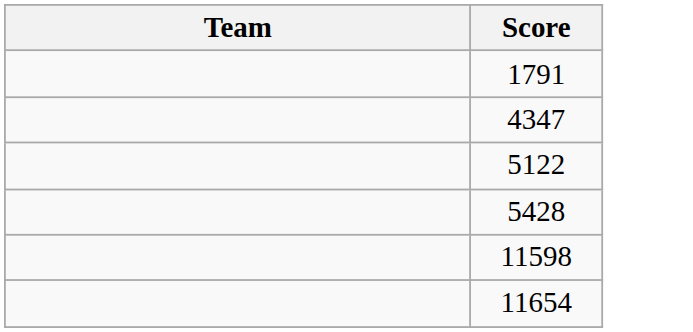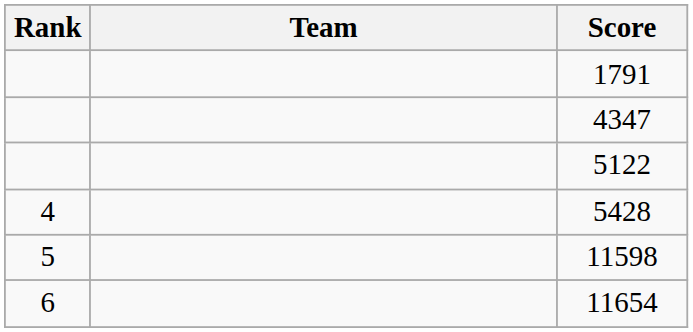+ column: (48, 27)
